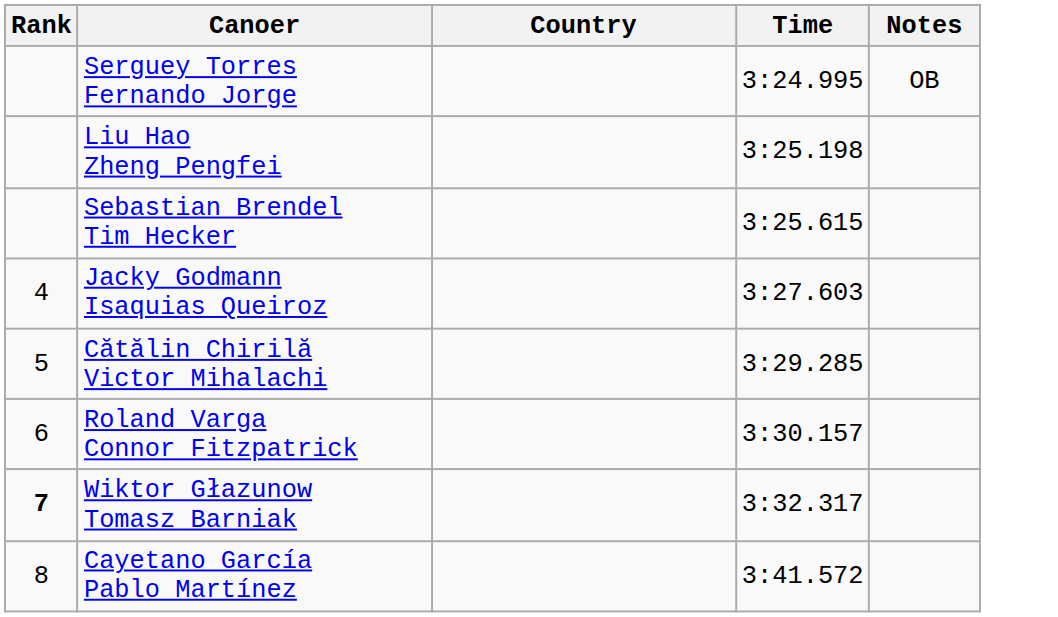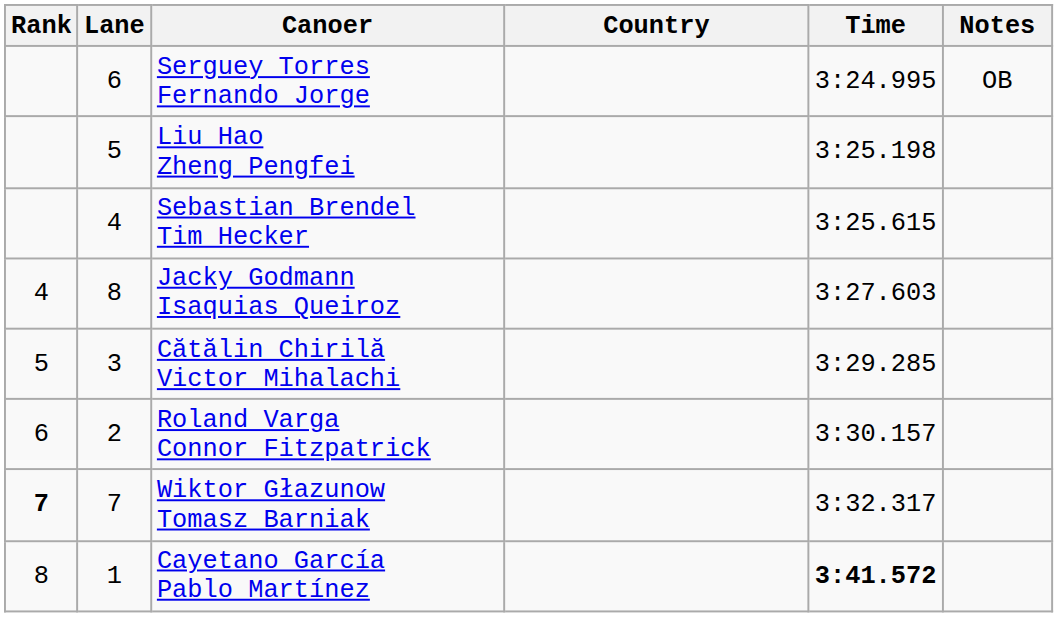+ column: (114, 26)
(803, 576) normal -> (876, 576) bold
